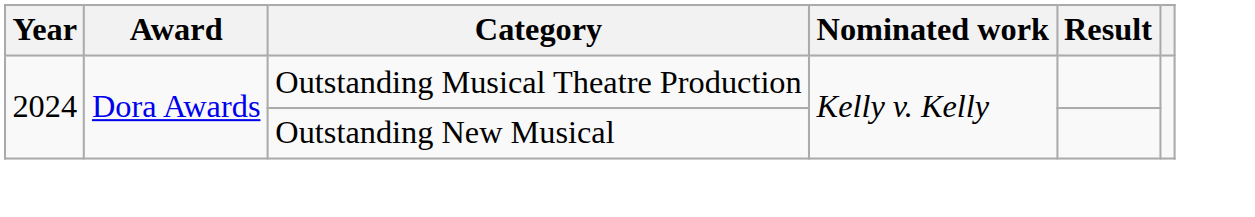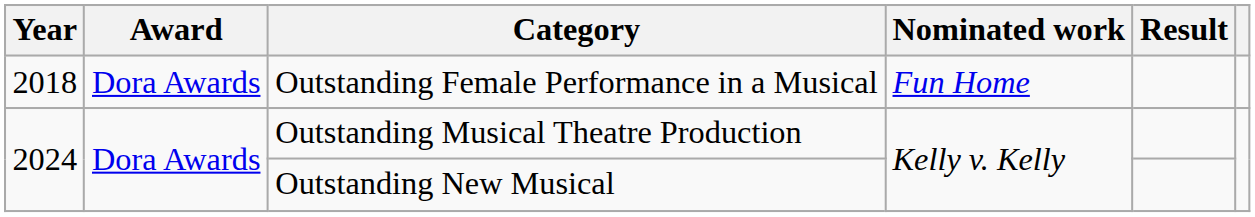+ row: (576, 81)
